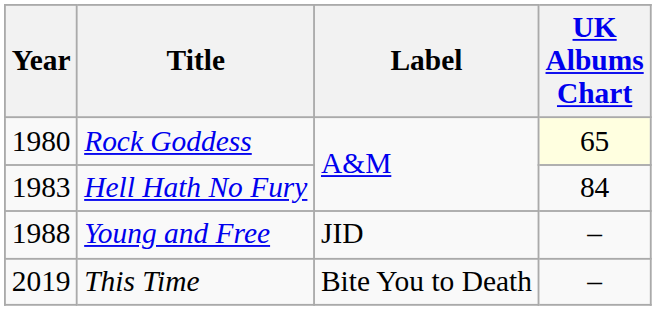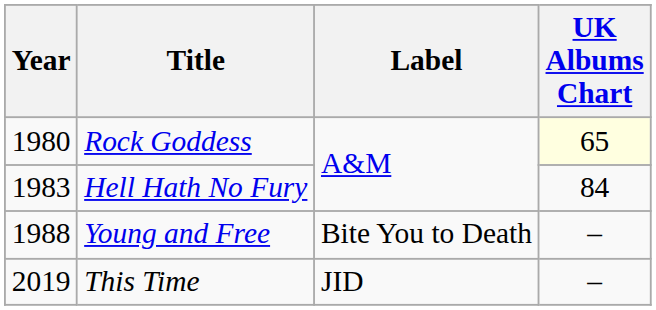(342, 234) JID -> (426, 234) Bite You to Death
(426, 280) Bite You to Death -> (342, 280) JID
